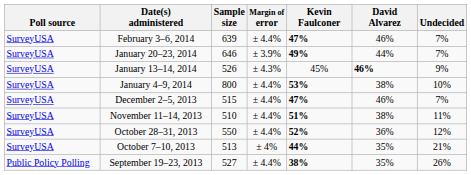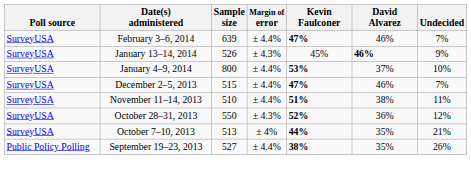- row: (156, 54)
(385, 85) 38% -> (385, 69) 37%
(267, 131) ± 4.4% -> (267, 116) ± 4.3%
